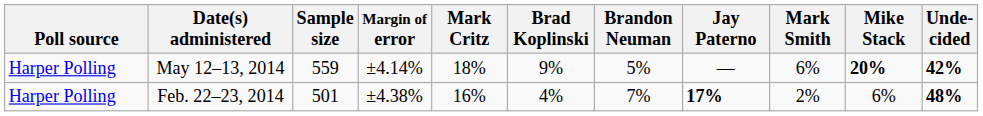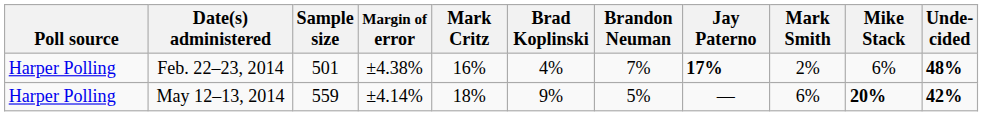rows swapped: (220, 67) <-> (220, 96)
